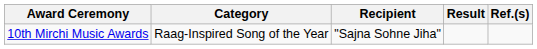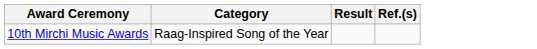- column: (388, 14)
